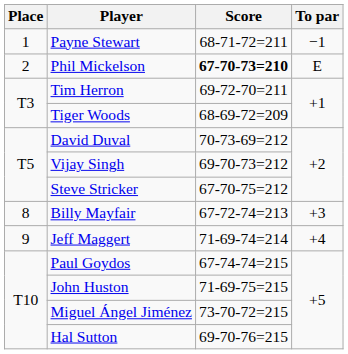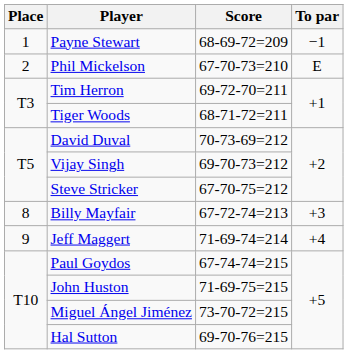(244, 41) 68-71-72=211 -> (244, 41) 68-69-72=209
(244, 66) bold -> (244, 66) normal
(244, 115) 68-69-72=209 -> (244, 115) 68-71-72=211
